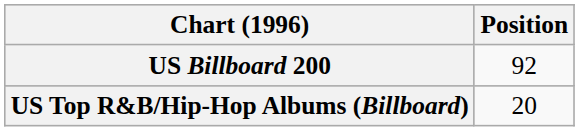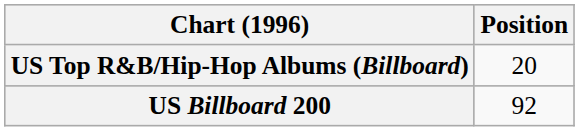rows swapped: (240, 65) <-> (240, 105)
